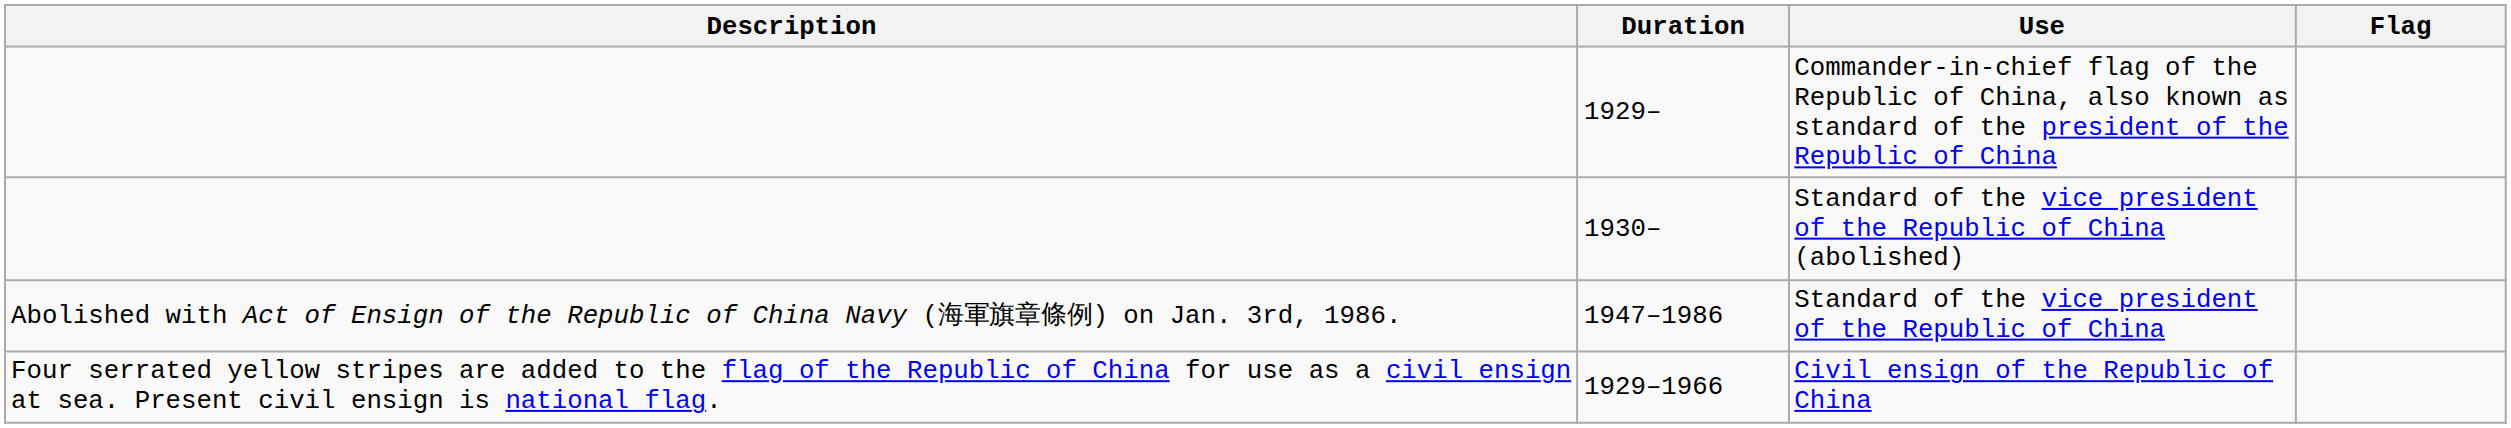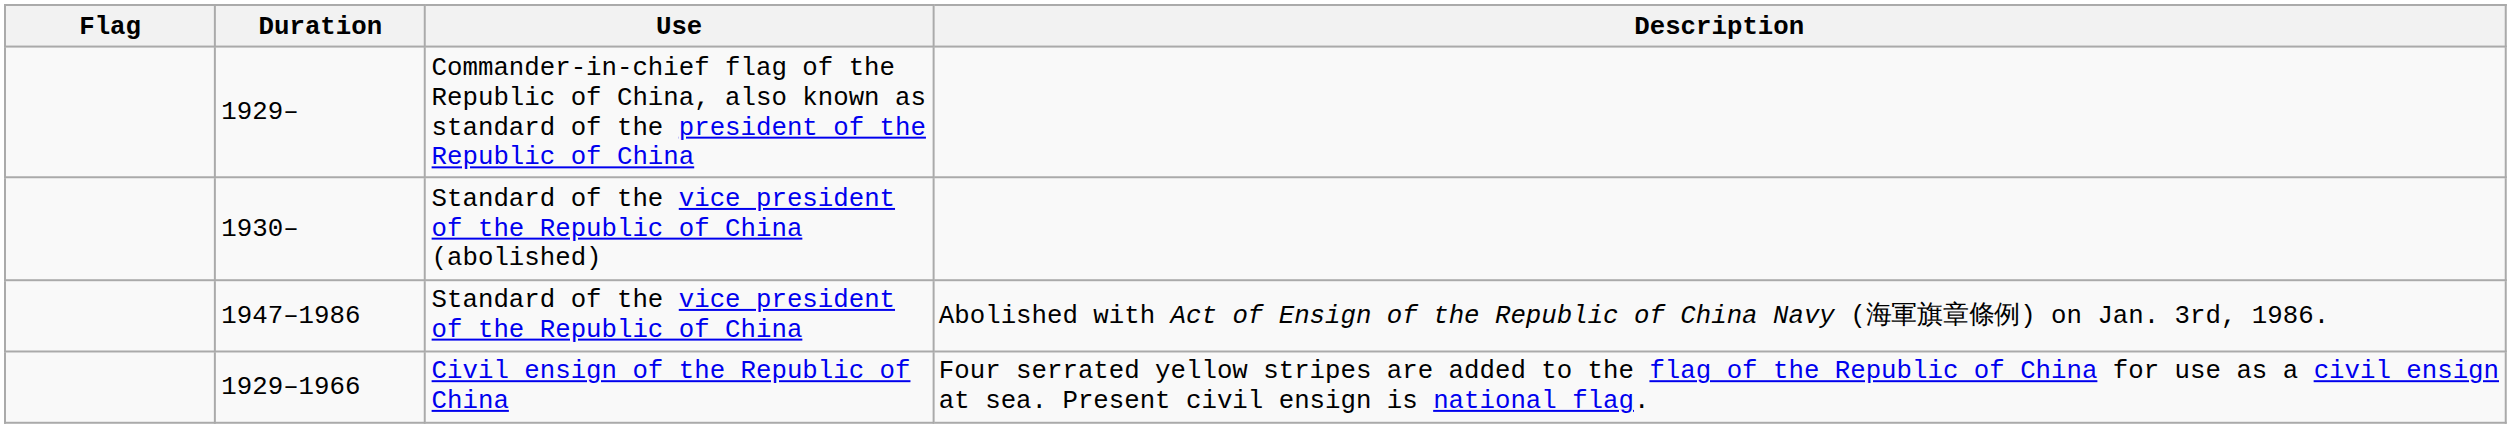columns swapped: (2401, 26) <-> (791, 26)
